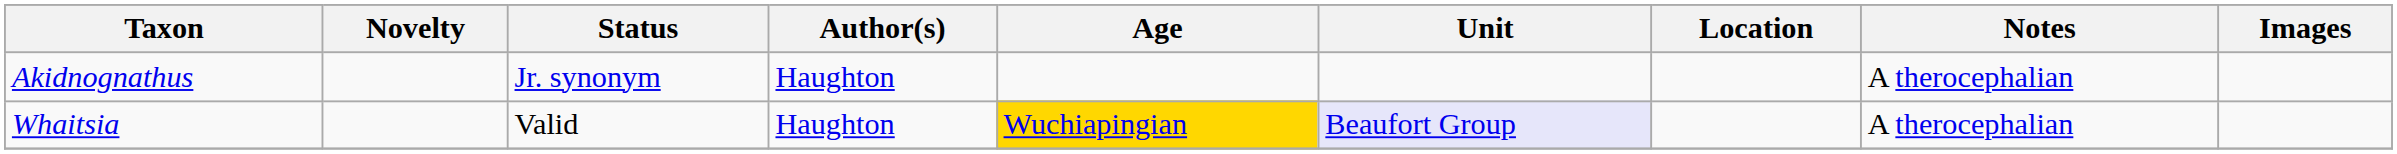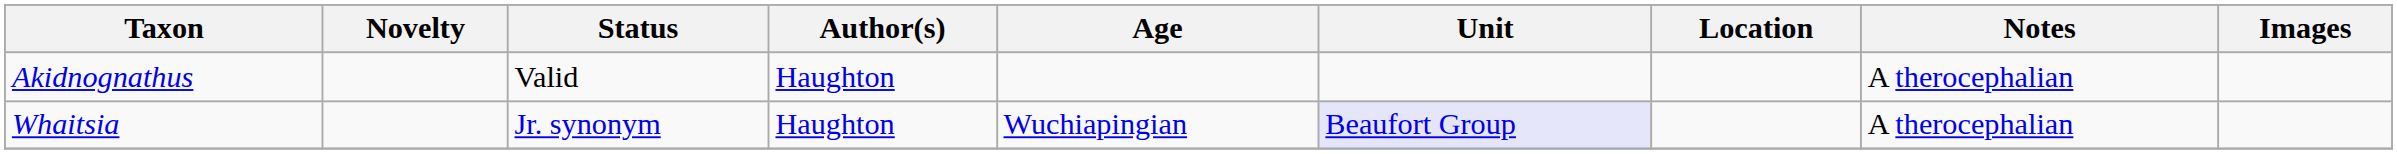(588, 76) Jr. synonym -> (546, 76) Valid
(546, 124) Valid -> (588, 124) Jr. synonym
(1095, 124) gold background -> (1095, 124) no background
